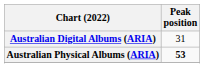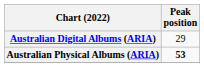(180, 39) 31 -> (180, 39) 29
